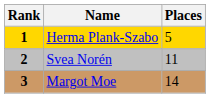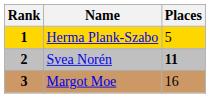(171, 59) normal -> (171, 59) bold
(172, 81) 14 -> (172, 81) 16
